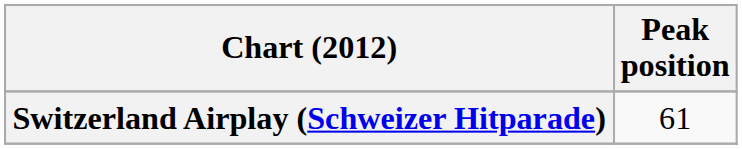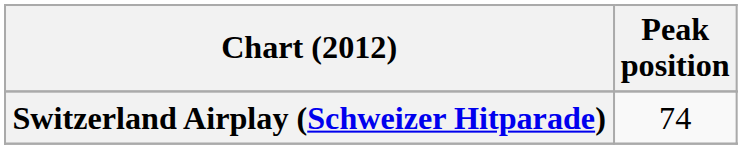(675, 117) 61 -> (675, 117) 74
